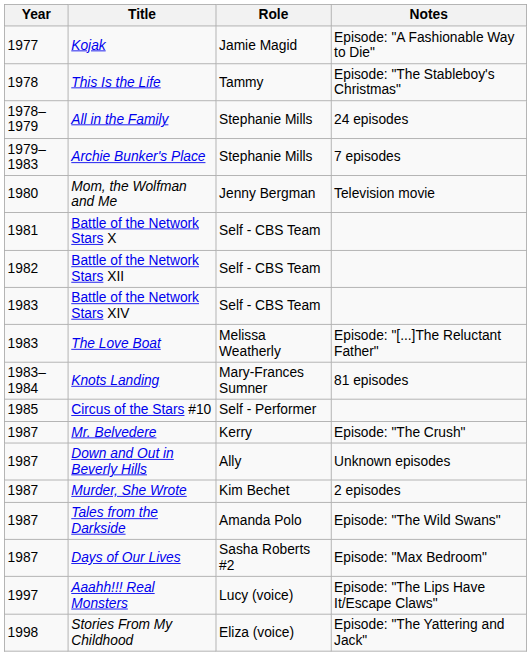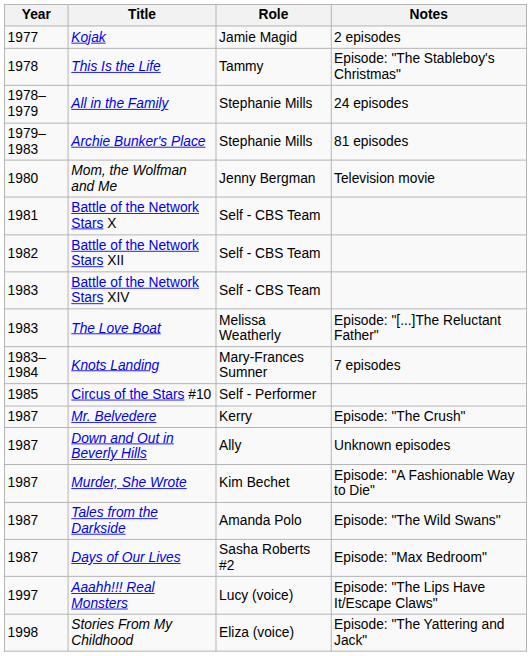(424, 44) Episode: "A Fashionable Way to Die" -> (367, 37) 2 episodes
(367, 156) 7 episodes -> (371, 141) 81 episodes
(371, 380) 81 episodes -> (367, 365) 7 episodes
(367, 491) 2 episodes -> (424, 483) Episode: "A Fashionable Way to Die"
